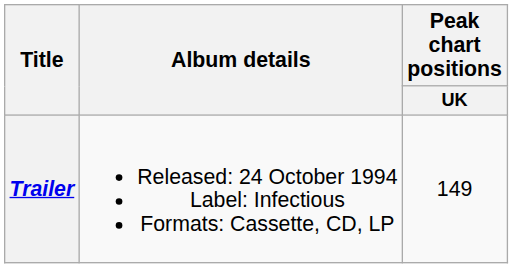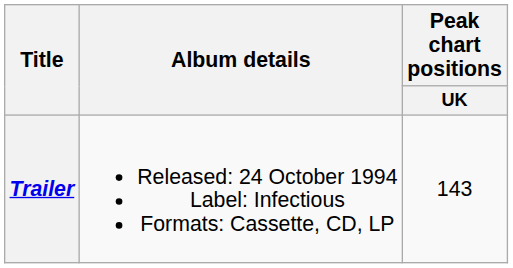(455, 188) 149 -> (455, 188) 143
